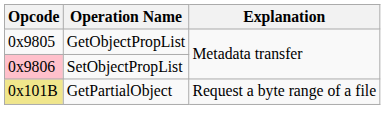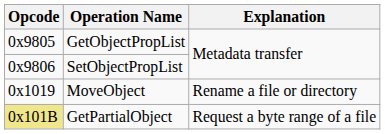(32, 66) pink background -> (32, 66) no background
+ row: (106, 91)
